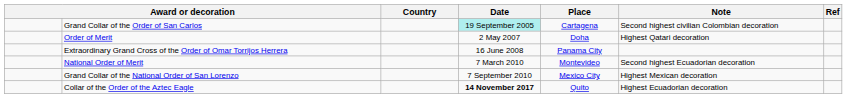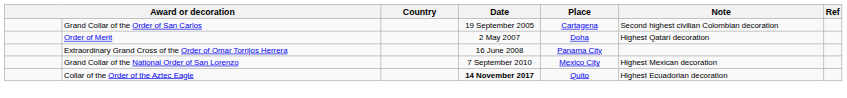(500, 25) paleturquoise background -> (500, 25) no background
- row: (104, 62)
